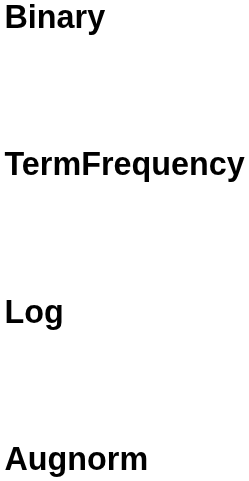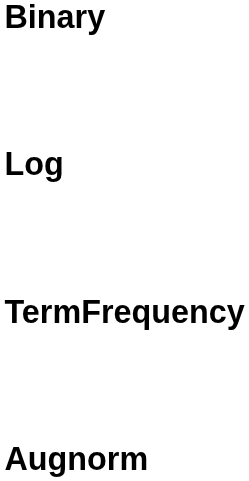rows swapped: (125, 164) <-> (34, 312)
